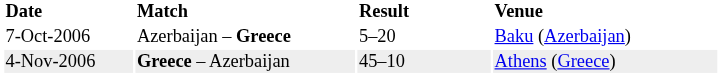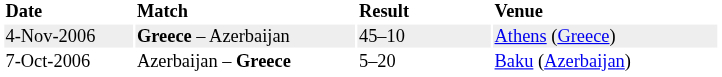rows swapped: (48, 36) <-> (50, 61)
